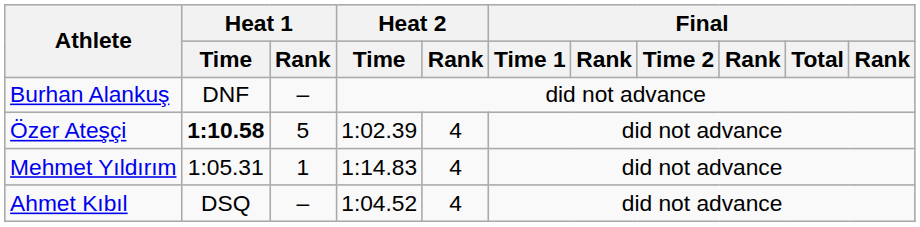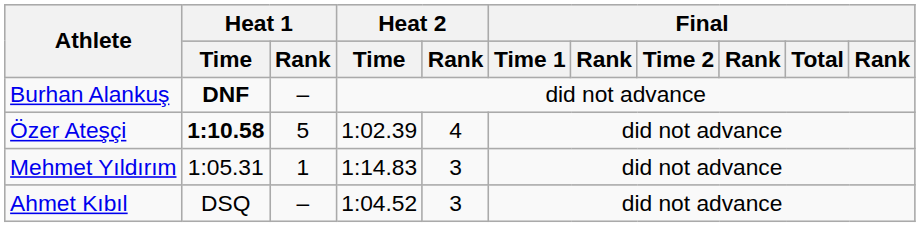(226, 95) normal -> (226, 95) bold
(456, 167) 4 -> (456, 167) 3
(456, 203) 4 -> (456, 203) 3
